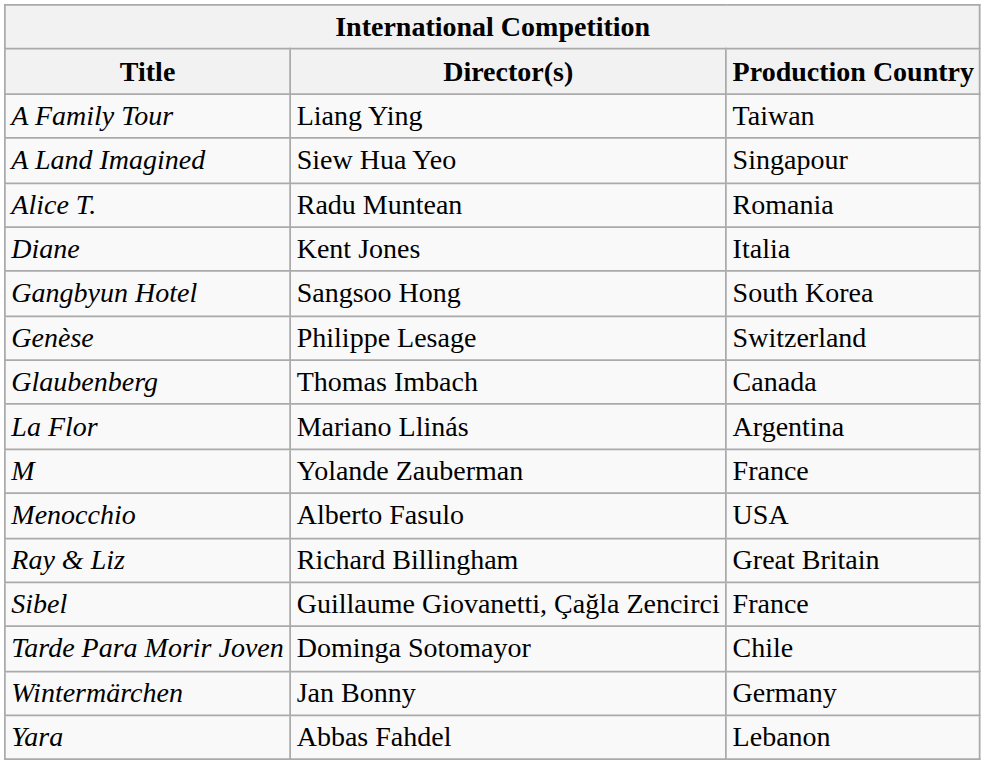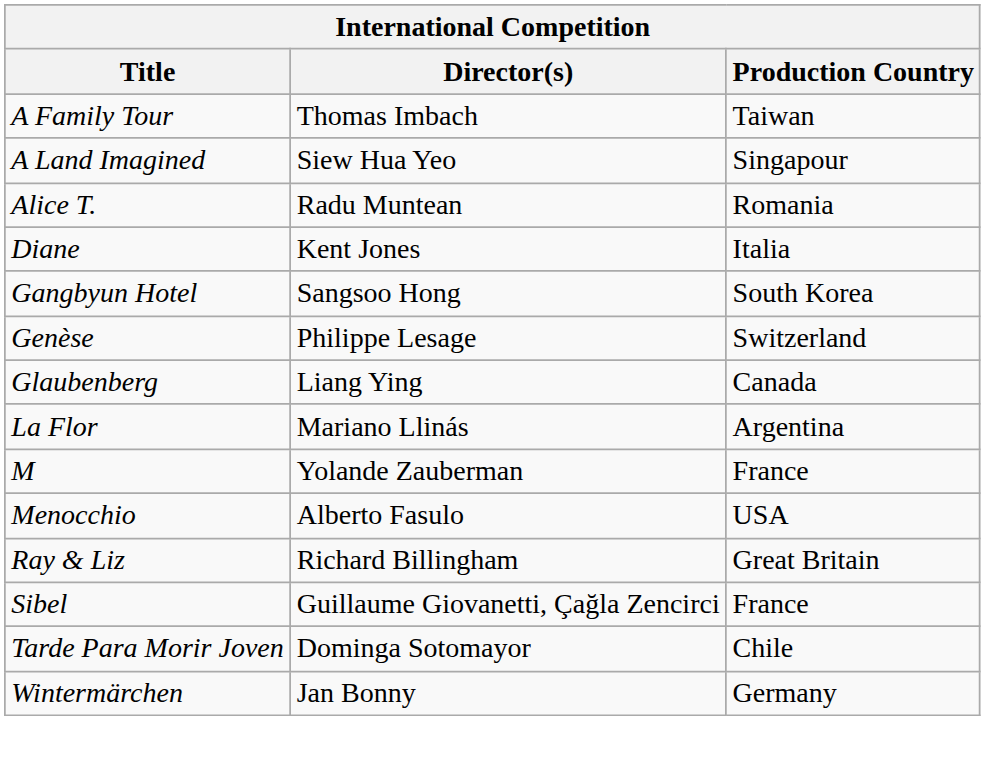(360, 115) Liang Ying -> (387, 115) Thomas Imbach
(387, 381) Thomas Imbach -> (360, 381) Liang Ying
- row: (37, 737)
